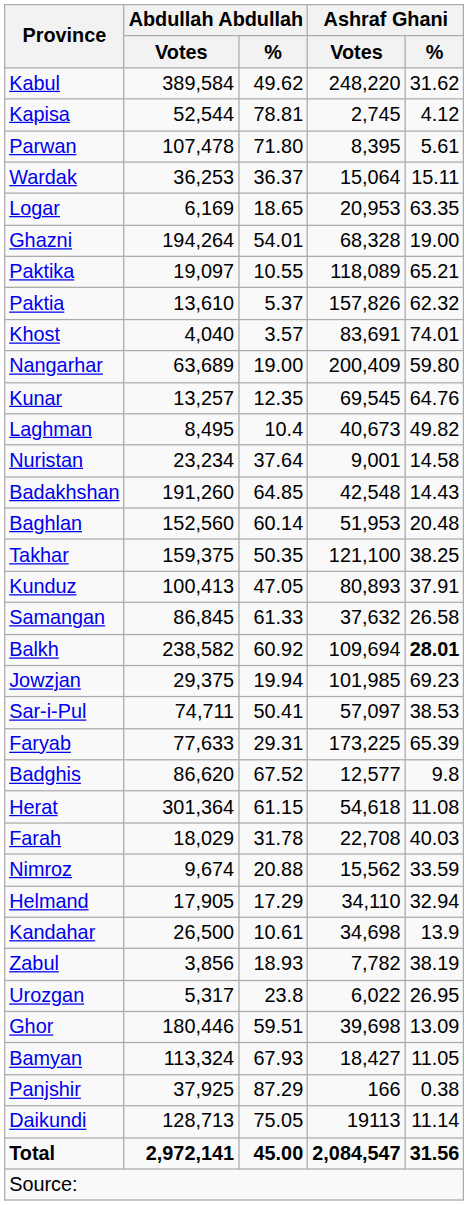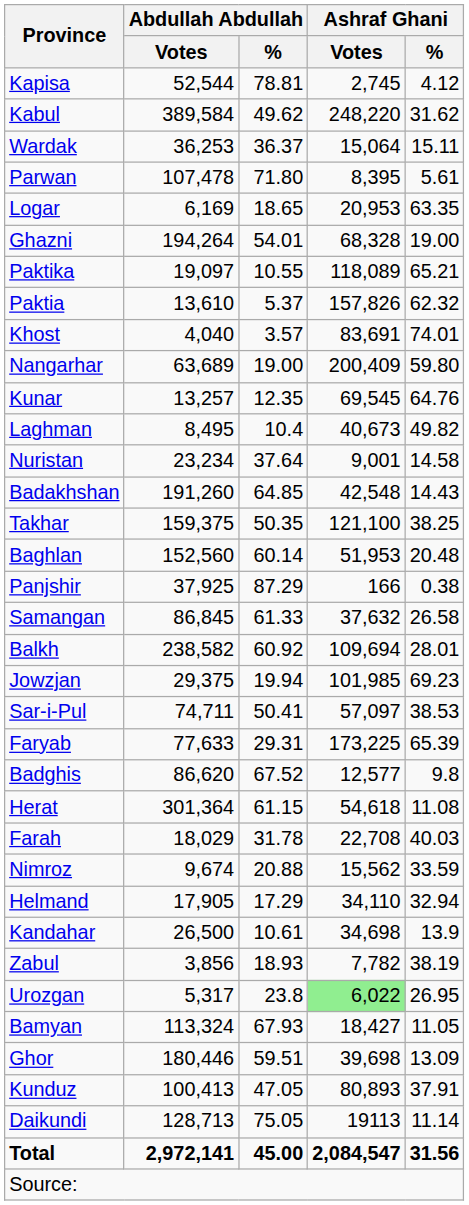rows swapped: (35, 83) <-> (40, 114)
rows swapped: (43, 146) <-> (43, 177)
rows swapped: (39, 555) <-> (46, 523)
rows swapped: (43, 586) <-> (45, 1090)
(435, 649) bold -> (435, 649) normal
(376, 995) no background -> (376, 995) lightgreen background
rows swapped: (31, 1027) <-> (46, 1058)
